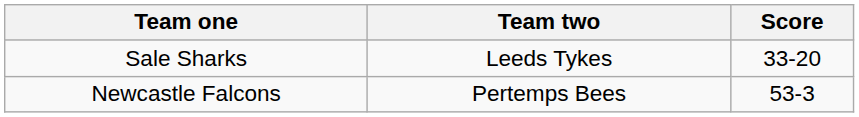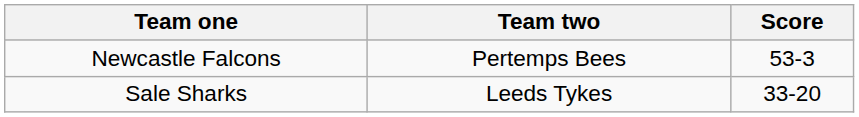rows swapped: (186, 58) <-> (186, 93)
